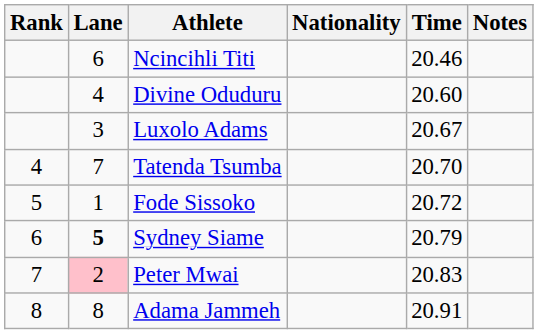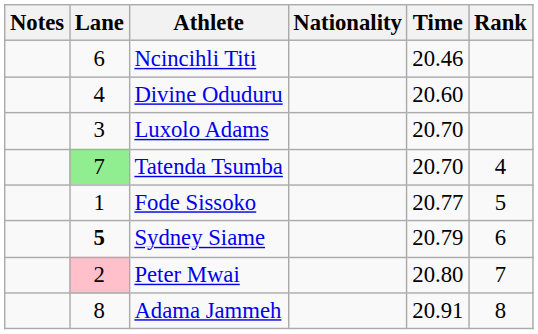columns swapped: (36, 22) <-> (500, 22)
(437, 130) 20.67 -> (438, 130) 20.70
(98, 166) no background -> (99, 166) lightgreen background
(437, 202) 20.72 -> (438, 202) 20.77
(437, 274) 20.83 -> (438, 274) 20.80
